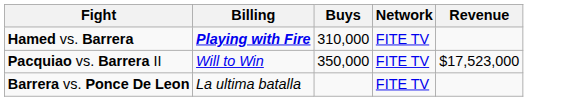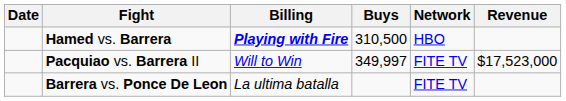+ column: (23, 15)
(343, 38) 310,000 -> (381, 38) 310,500
(403, 38) FITE TV -> (429, 38) HBO
(343, 61) 350,000 -> (381, 61) 349,997
